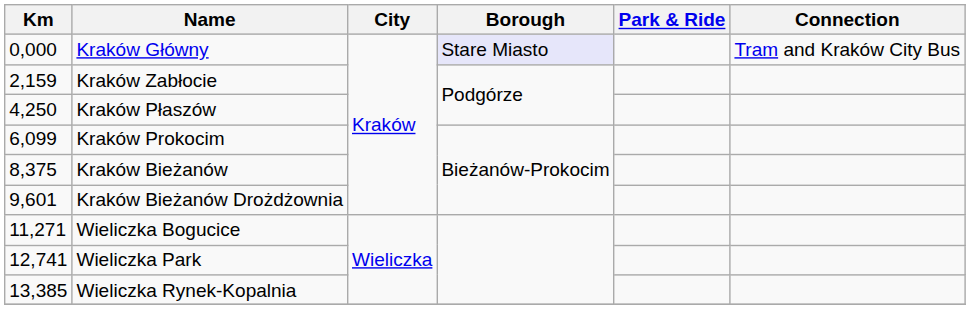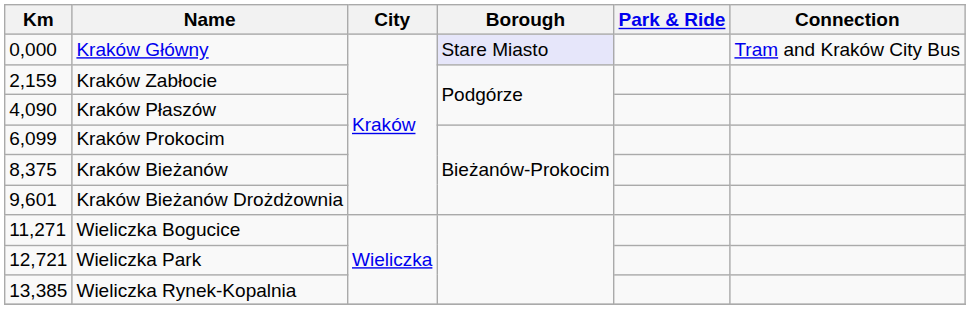(33, 109) 4,250 -> (33, 109) 4,090
(38, 259) 12,741 -> (38, 259) 12,721
